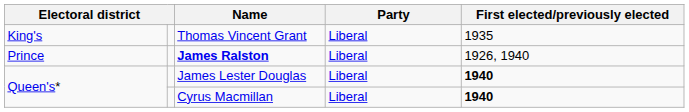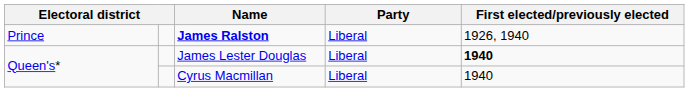- row: (242, 35)
(479, 96) bold -> (479, 76) normal
